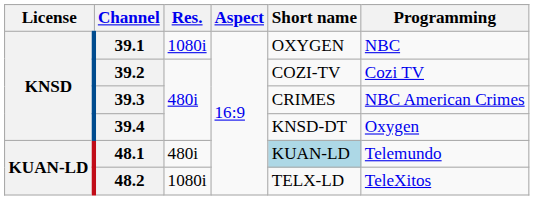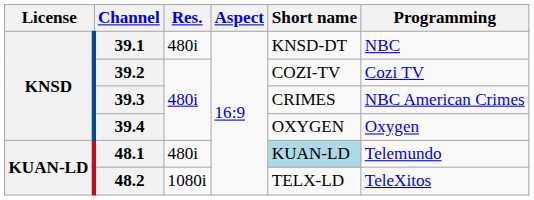(187, 45) 1080i -> (183, 45) 480i
(308, 45) OXYGEN -> (309, 45) KNSD-DT
(309, 126) KNSD-DT -> (308, 126) OXYGEN
